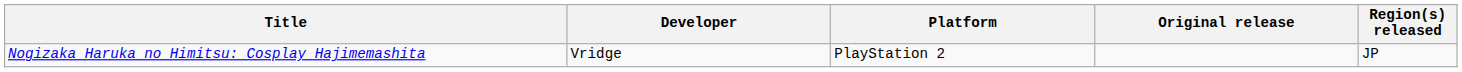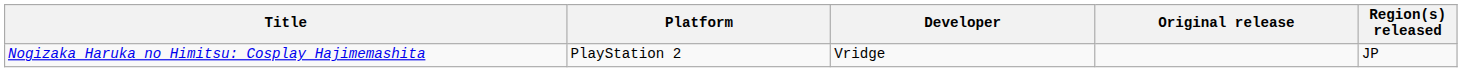columns swapped: (699, 24) <-> (963, 24)
